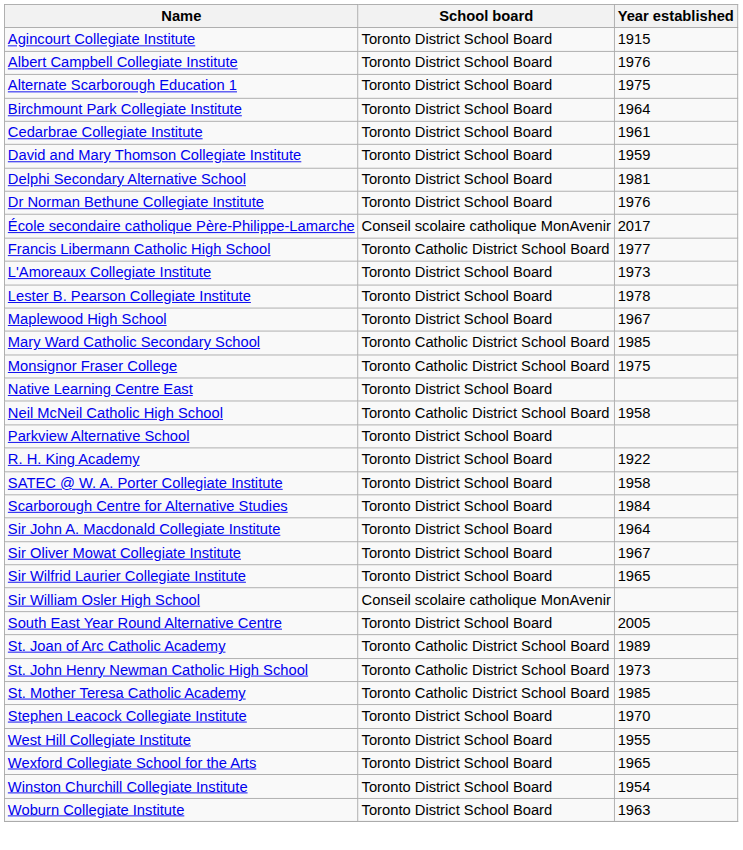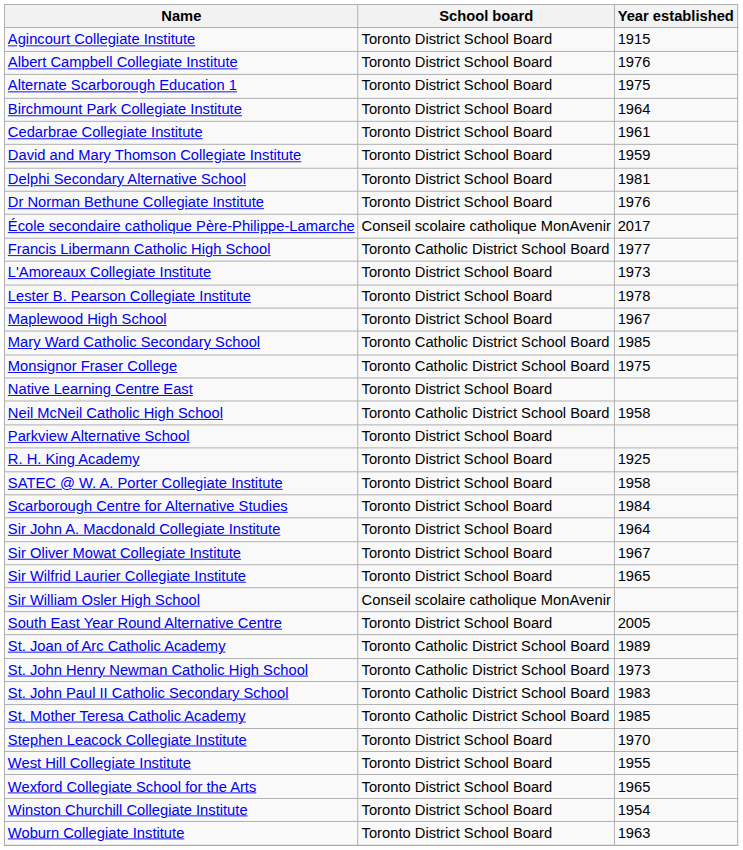(634, 459) 1922 -> (634, 459) 1925
+ row: (148, 693)
